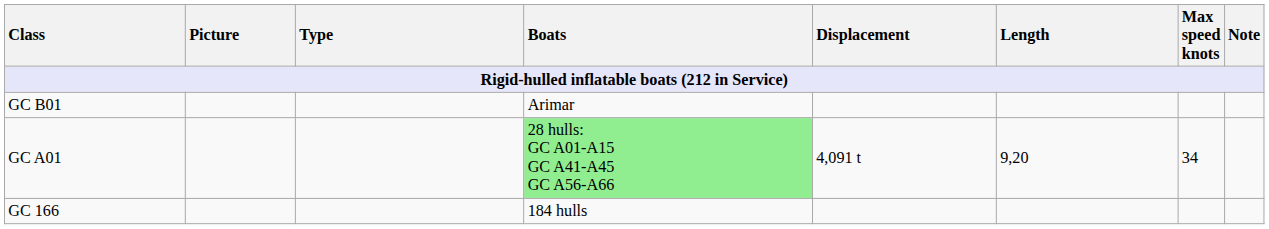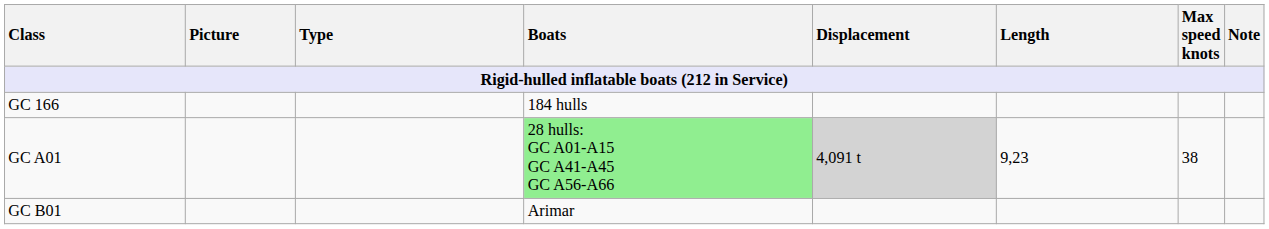rows swapped: (34, 210) <-> (35, 104)
(839, 157) no background -> (839, 157) lightgrey background
(1014, 157) 9,20 -> (1014, 157) 9,23
(1190, 157) 34 -> (1190, 157) 38
